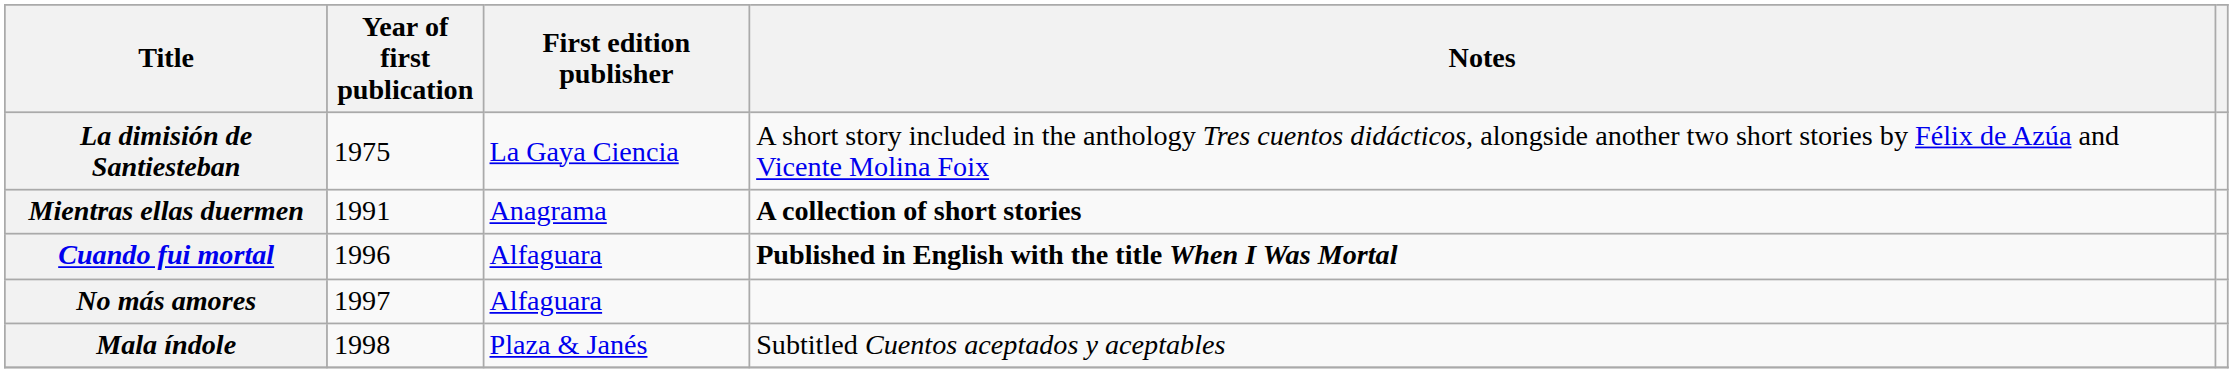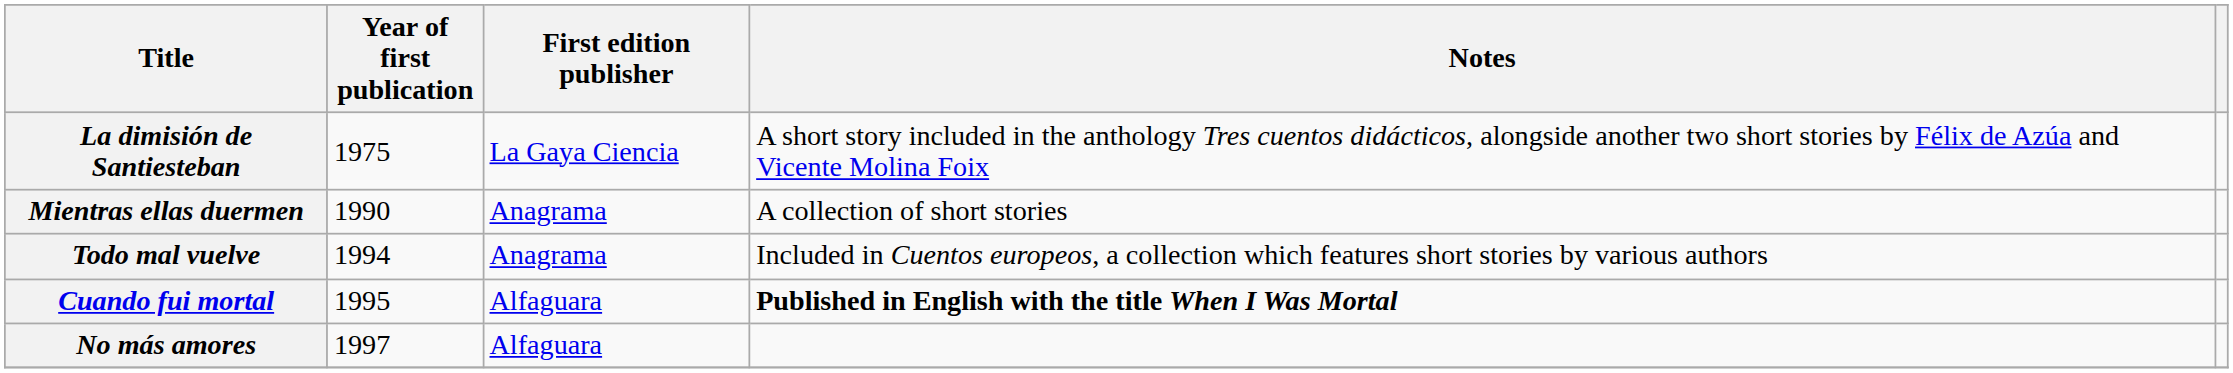(362, 211) 1991 -> (362, 211) 1990
(919, 211) bold -> (912, 211) normal
+ row: (166, 255)
(362, 255) 1996 -> (362, 300) 1995
- row: (166, 345)
